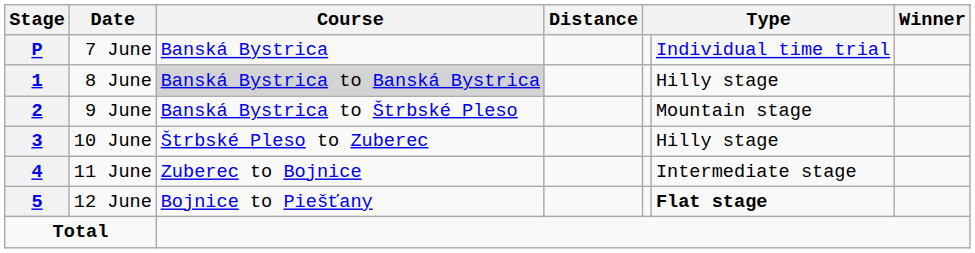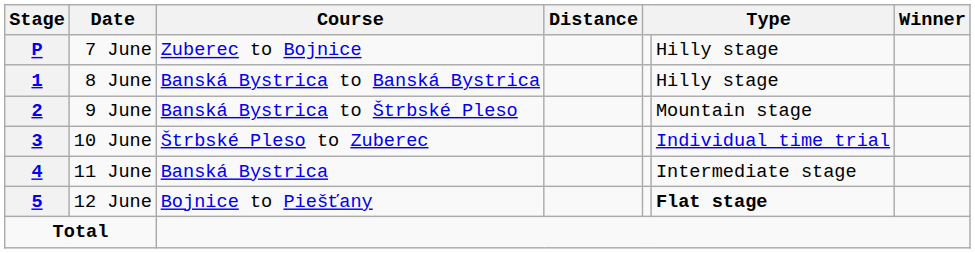(244, 50) Banská Bystrica -> (261, 50) Zuberec to Bojnice
(773, 50) Individual time trial -> (717, 50) Hilly stage
(350, 80) lightgrey background -> (350, 80) no background
(717, 141) Hilly stage -> (773, 141) Individual time trial
(261, 171) Zuberec to Bojnice -> (244, 171) Banská Bystrica
